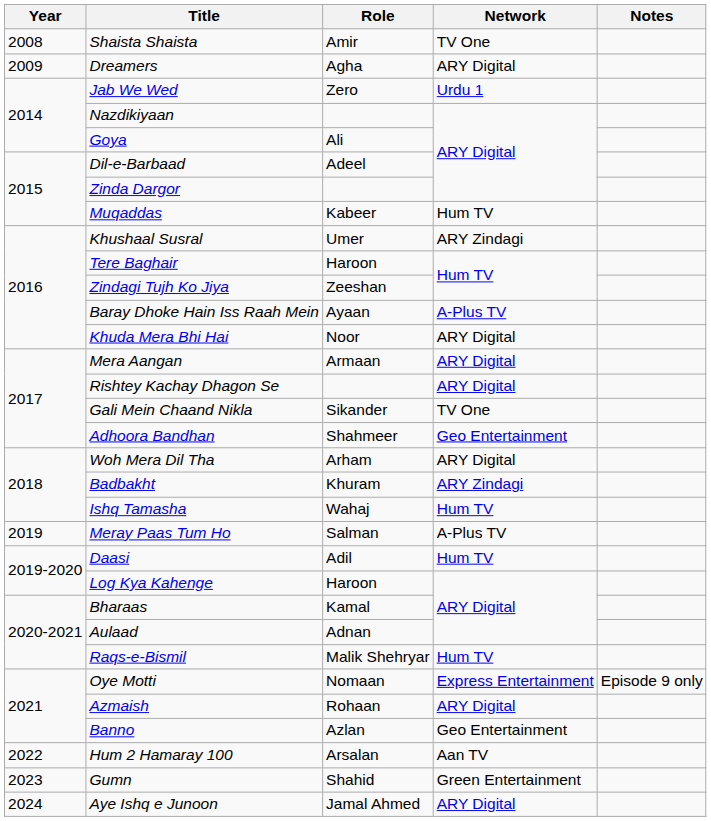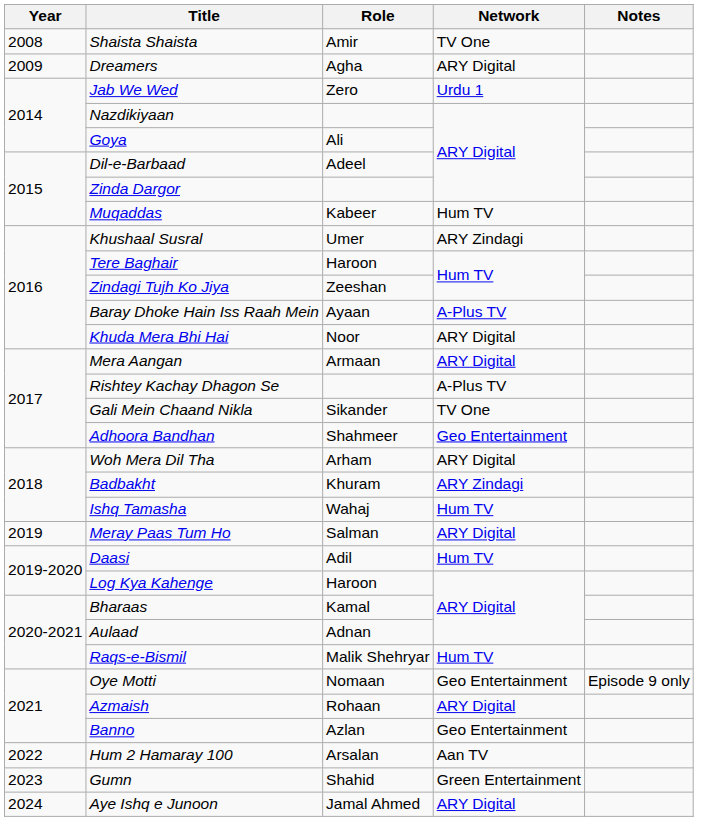(476, 386) ARY Digital -> (472, 386) A-Plus TV
(472, 533) A-Plus TV -> (476, 533) ARY Digital
(515, 681) Express Entertainment -> (502, 681) Geo Entertainment
